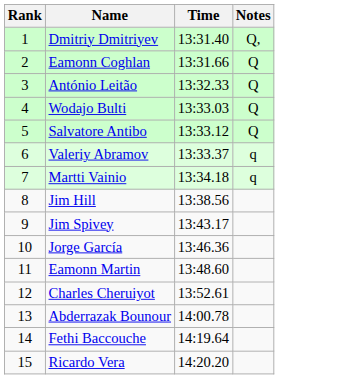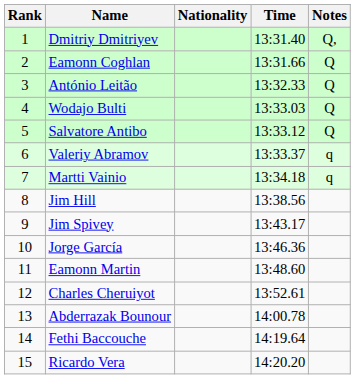+ column: (213, 16)
